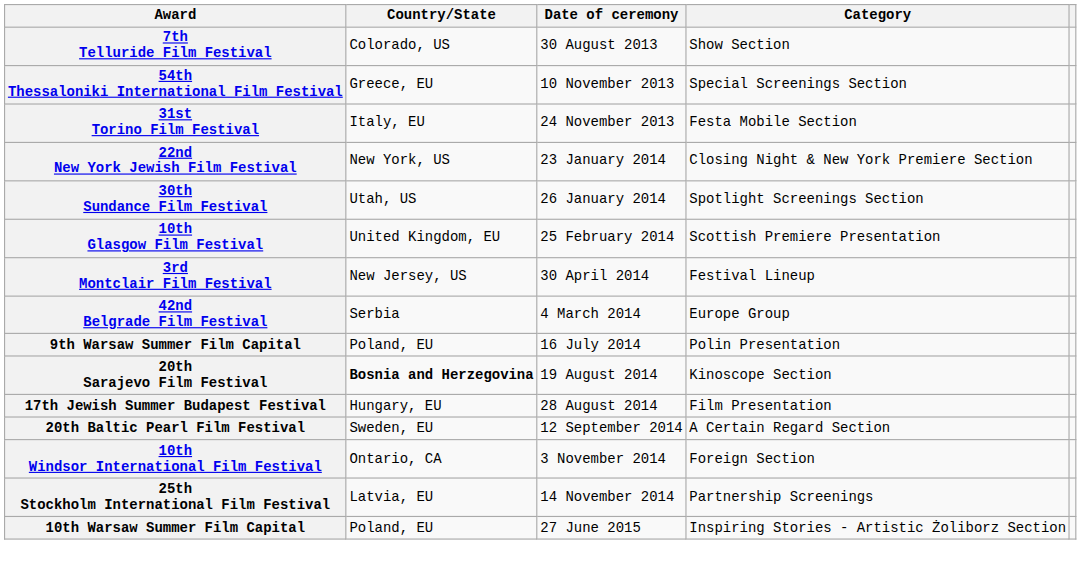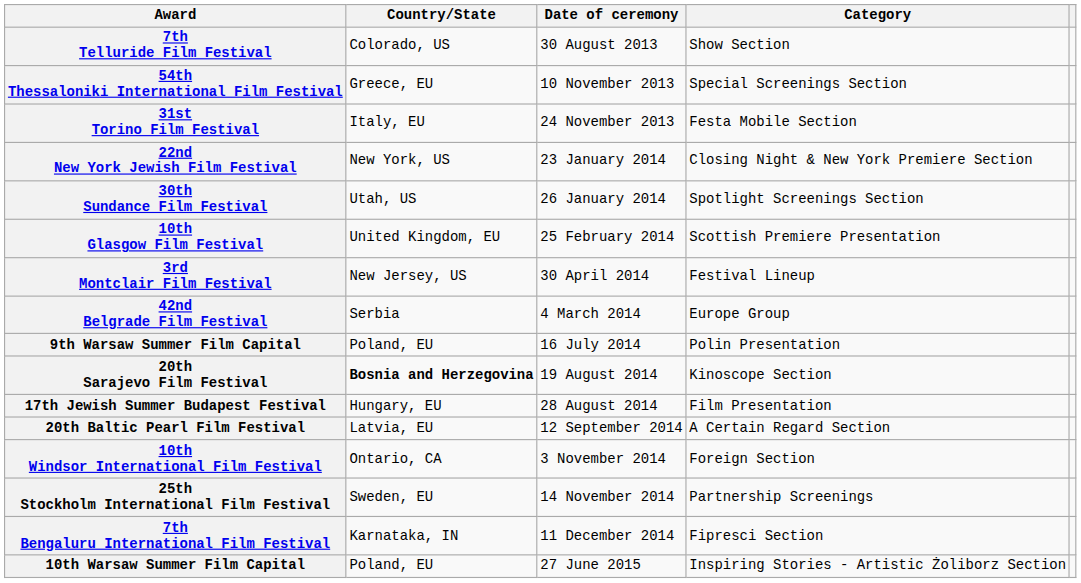(391, 429) Sweden, EU -> (391, 429) Latvia, EU
(391, 498) Latvia, EU -> (391, 498) Sweden, EU
+ row: (175, 536)
